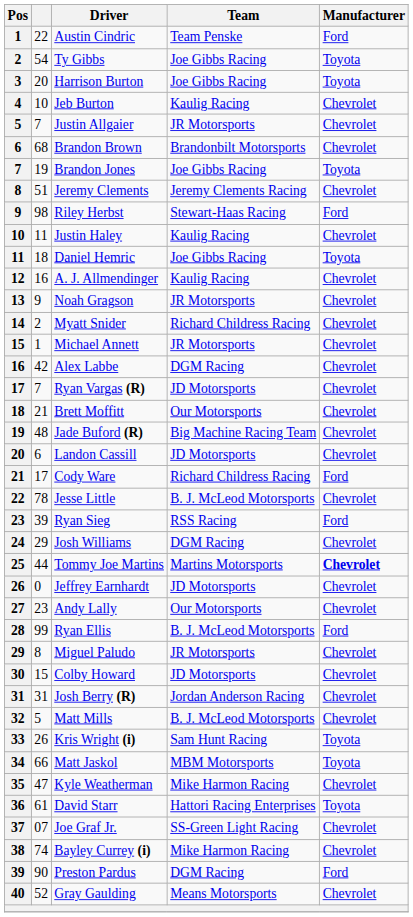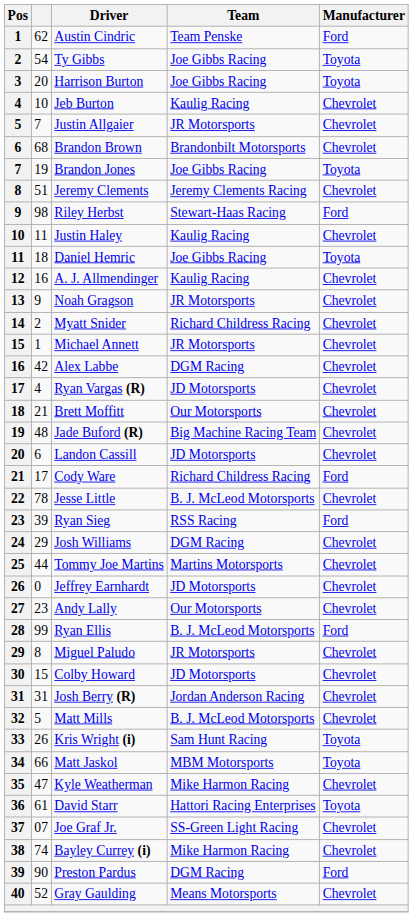(41, 37) 22 -> (41, 37) 62
(38, 388) 7 -> (38, 388) 4
(351, 564) bold -> (350, 564) normal
